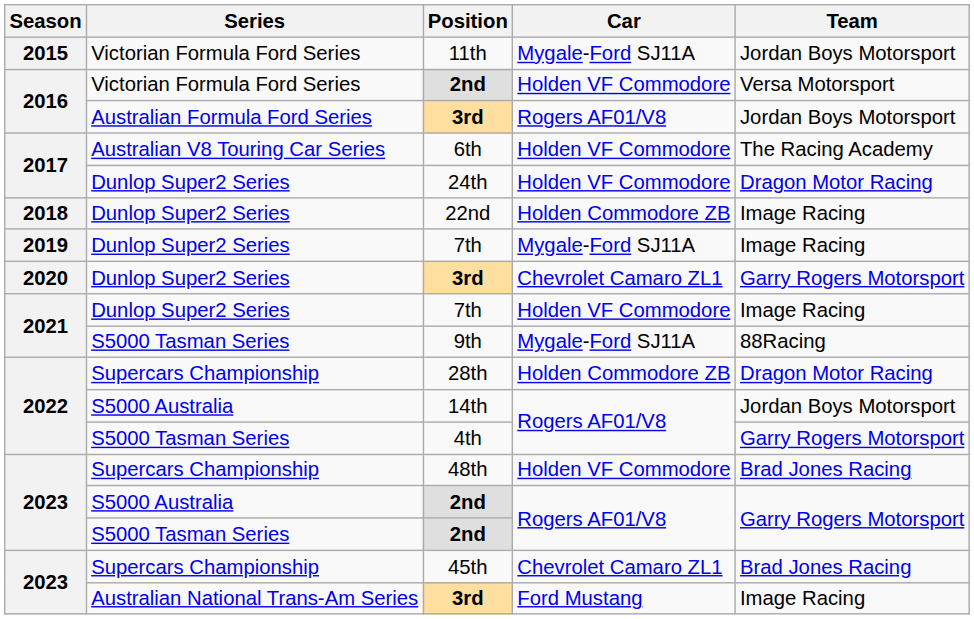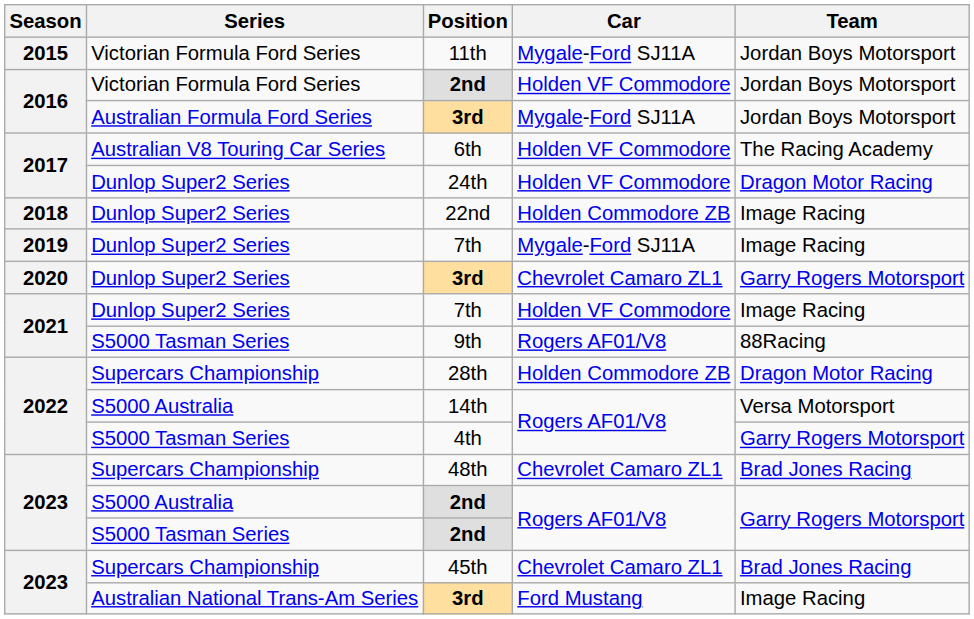(817, 85) Versa Motorsport -> (848, 85) Jordan Boys Motorsport
(592, 117) Rogers AF01/V8 -> (606, 117) Mygale-Ford SJ11A
(606, 342) Mygale-Ford SJ11A -> (592, 342) Rogers AF01/V8
(848, 406) Jordan Boys Motorsport -> (817, 406) Versa Motorsport
(624, 470) Holden VF Commodore -> (620, 470) Chevrolet Camaro ZL1
